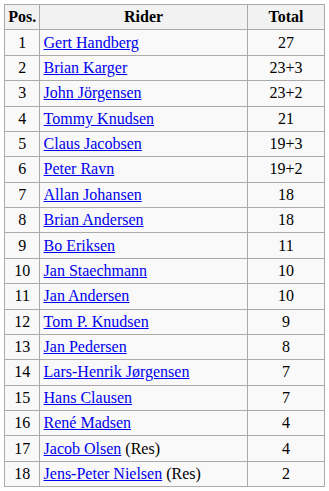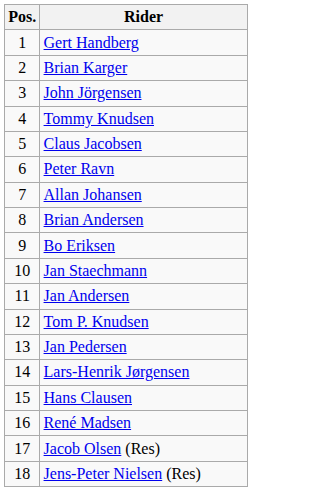- column: (286, 17)
